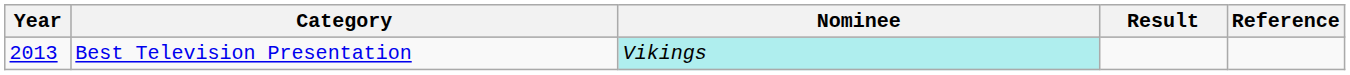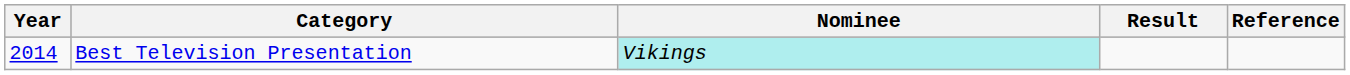(34, 54) 2013 -> (34, 54) 2014
